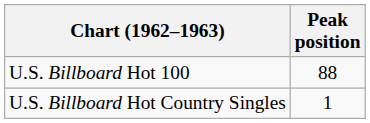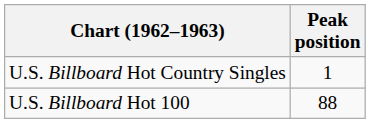rows swapped: (147, 103) <-> (99, 72)
